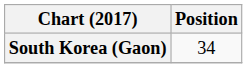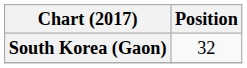(206, 47) 34 -> (206, 47) 32
